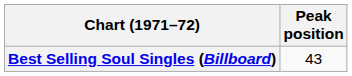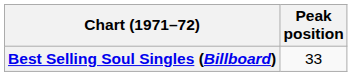(314, 58) 43 -> (314, 58) 33
